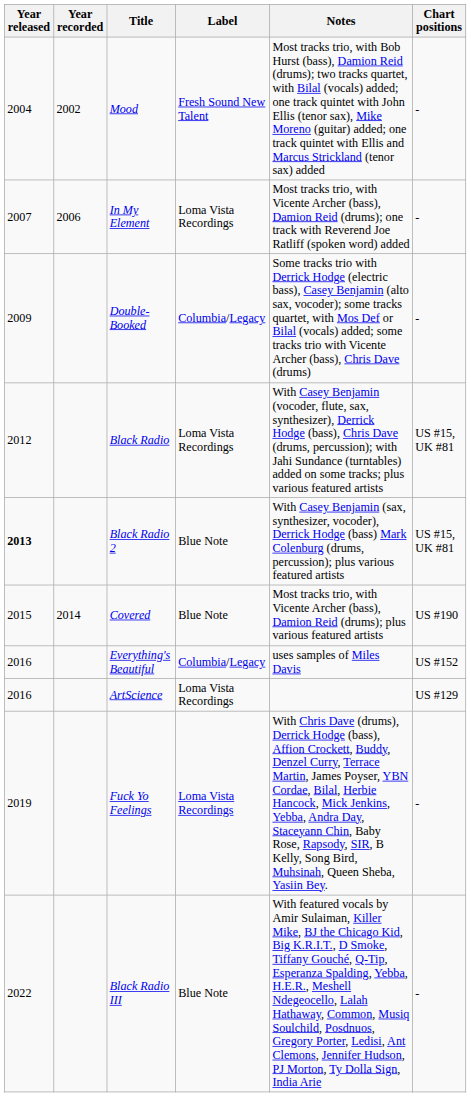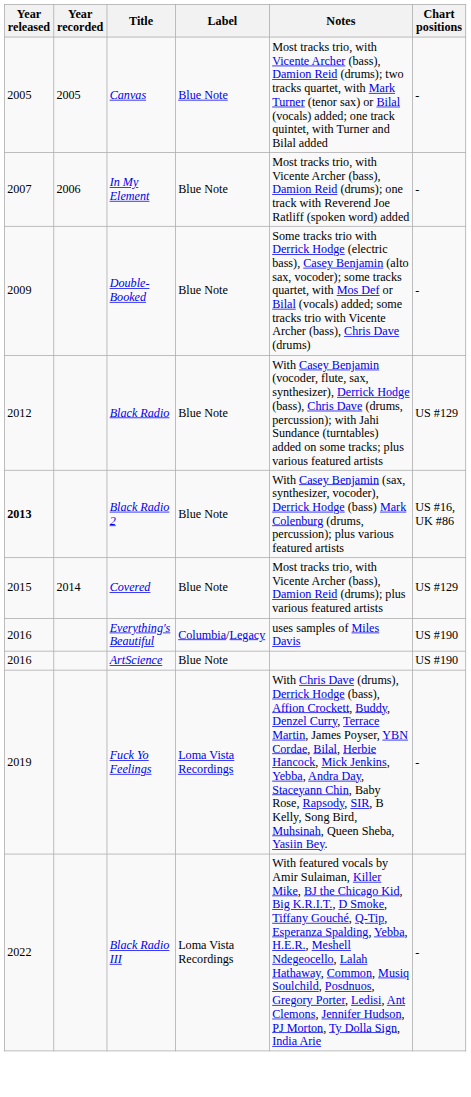- row: (124, 108)
+ row: (128, 94)
(206, 216) Loma Vista Recordings -> (203, 189) Blue Note
(222, 318) Columbia/Legacy -> (203, 290) Blue Note
(206, 440) Loma Vista Recordings -> (203, 412) Blue Note
(435, 440) US #15, UK #81 -> (437, 412) US #129
(435, 541) US #15, UK #81 -> (435, 514) US #16, UK #86
(437, 615) US #190 -> (437, 588) US #129
(437, 662) US #152 -> (437, 634) US #190
(206, 695) Loma Vista Recordings -> (203, 660) Blue Note
(437, 695) US #129 -> (437, 660) US #190
(203, 993) Blue Note -> (206, 952) Loma Vista Recordings
